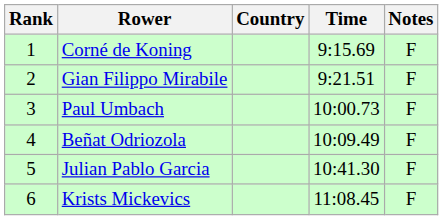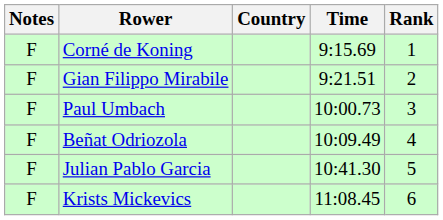columns swapped: (31, 19) <-> (411, 19)
